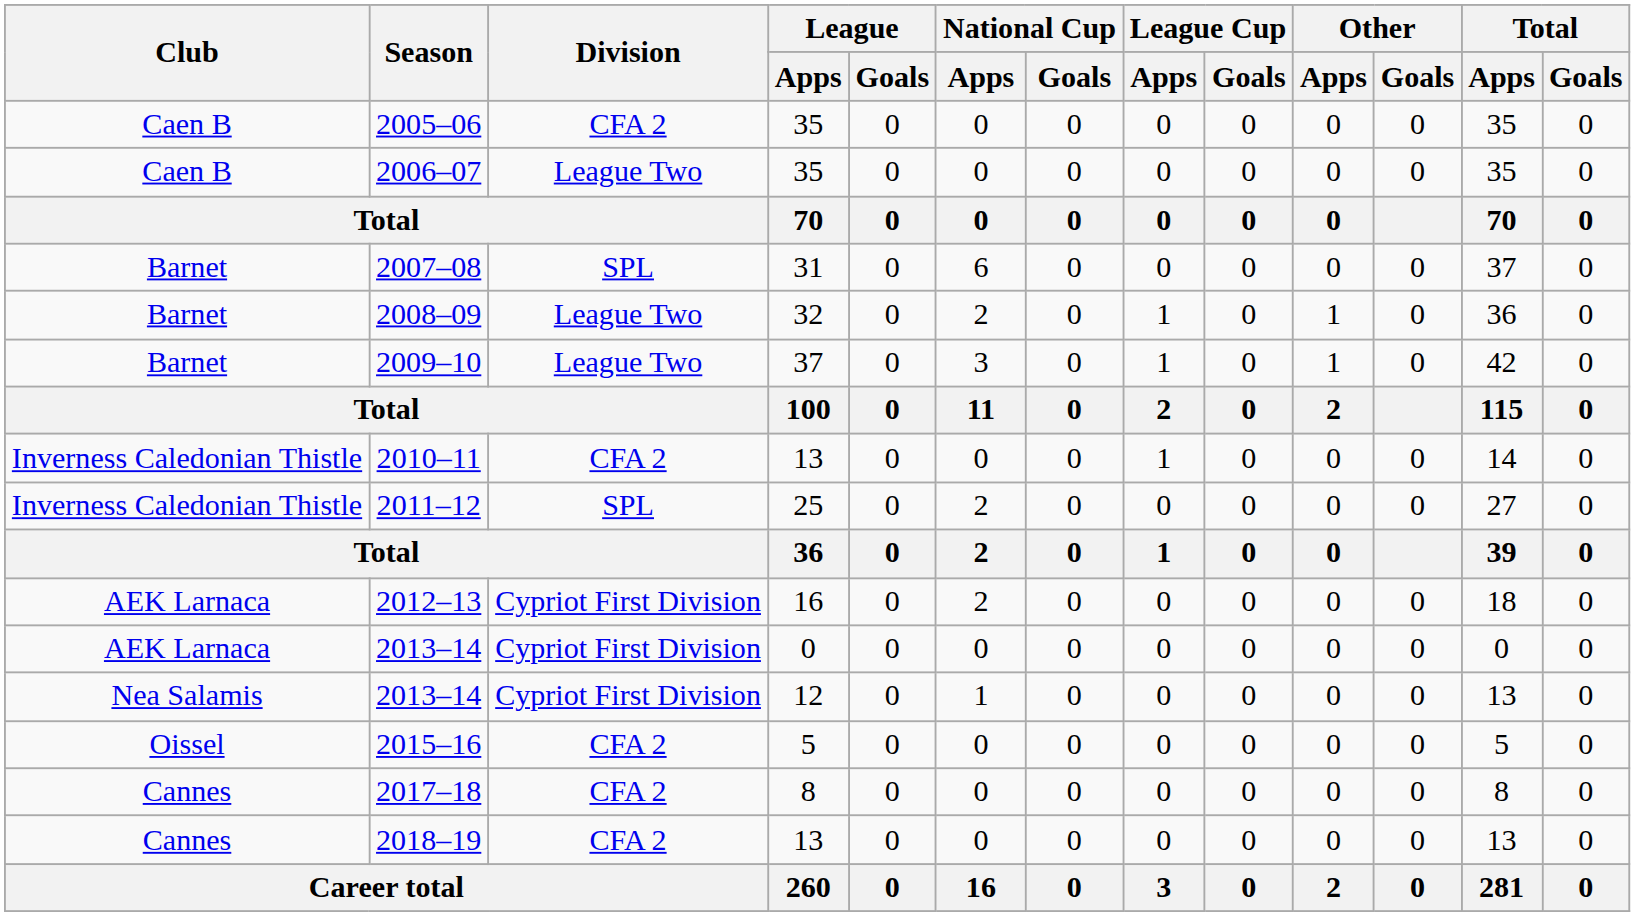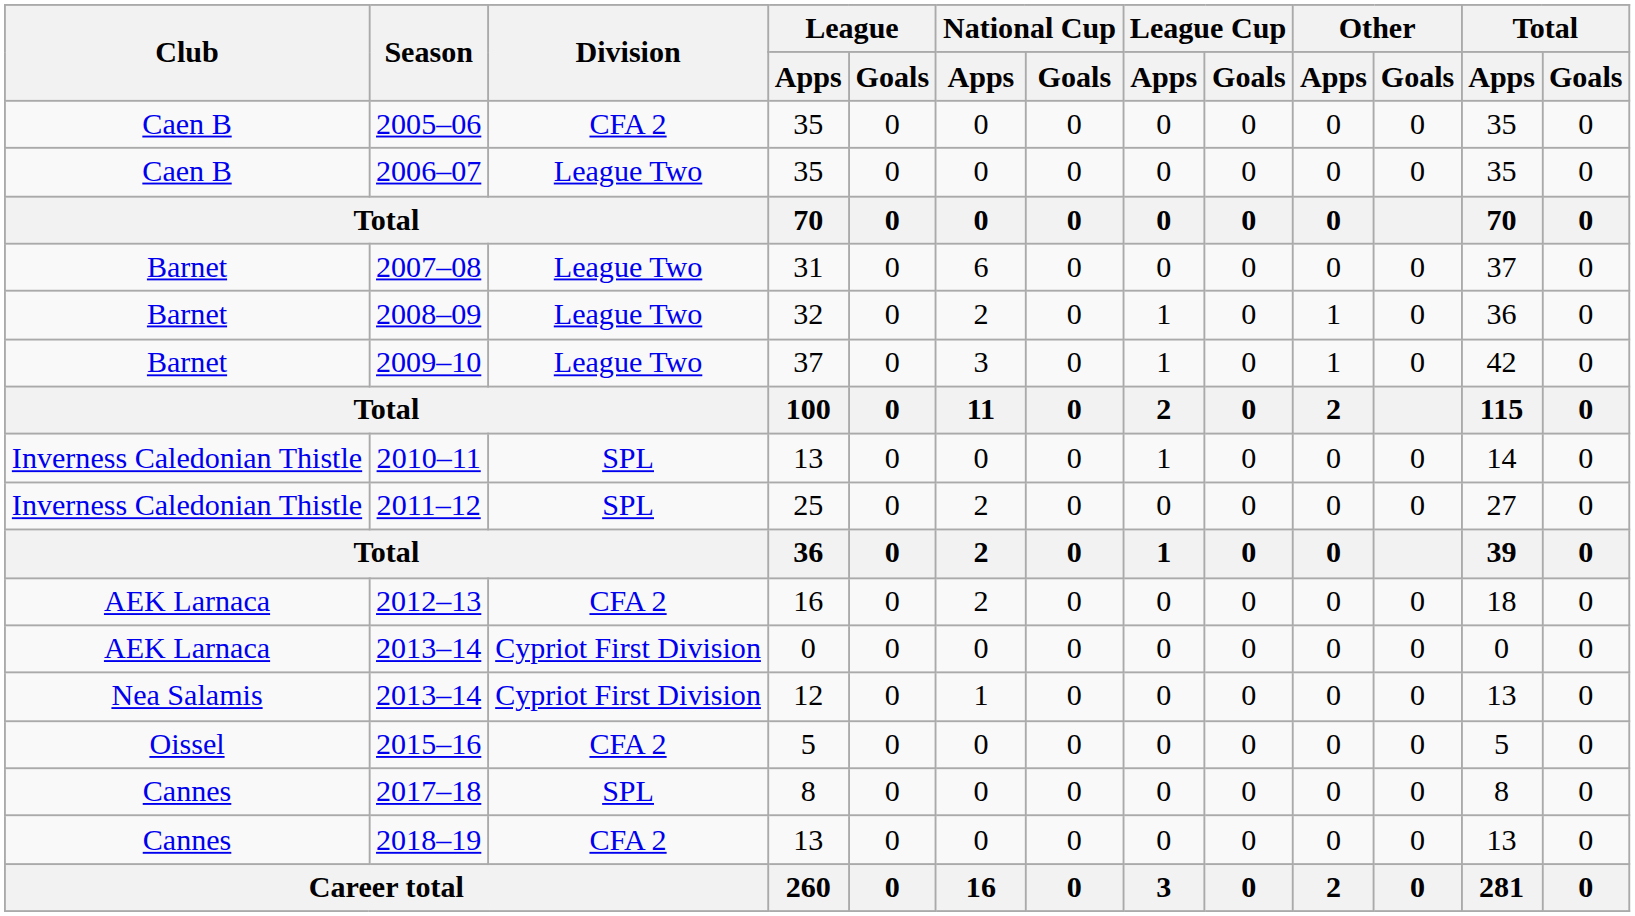(628, 266) SPL -> (628, 266) League Two
(628, 457) CFA 2 -> (628, 457) SPL
(628, 600) Cypriot First Division -> (628, 600) CFA 2
(628, 791) CFA 2 -> (628, 791) SPL
